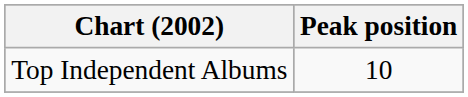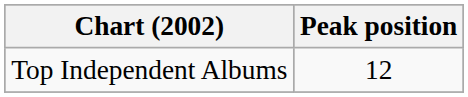(379, 69) 10 -> (379, 69) 12
